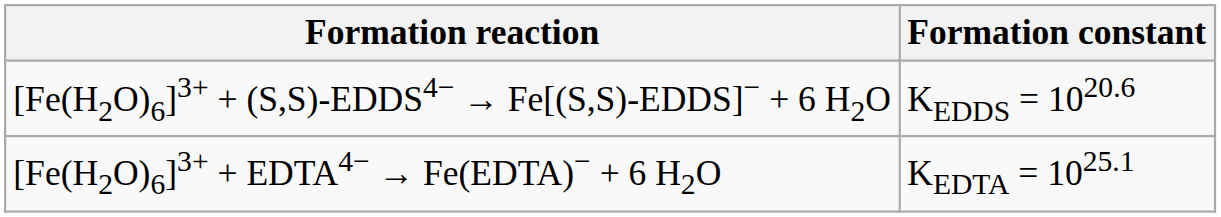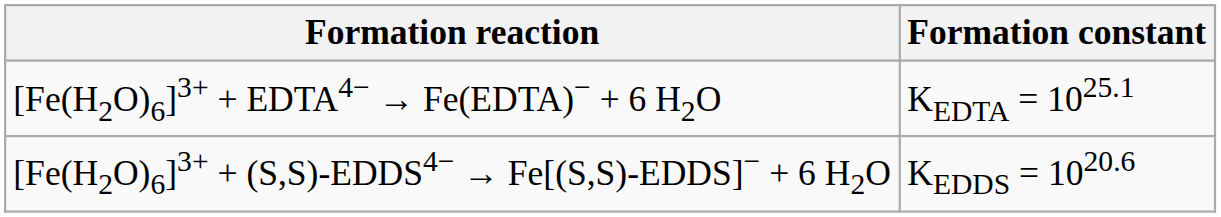rows swapped: (452, 98) <-> (367, 173)
